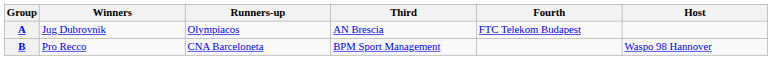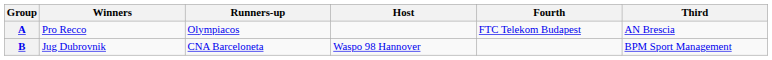columns swapped: (404, 13) <-> (695, 13)
(74, 30) Jug Dubrovnik -> (64, 30) Pro Recco
(64, 47) Pro Recco -> (74, 47) Jug Dubrovnik
